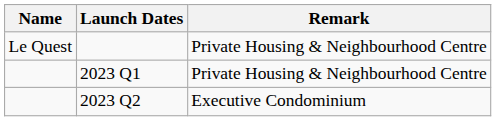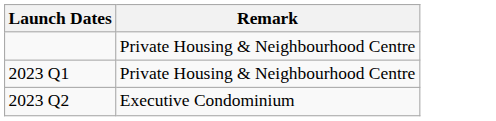- column: (40, 18)
